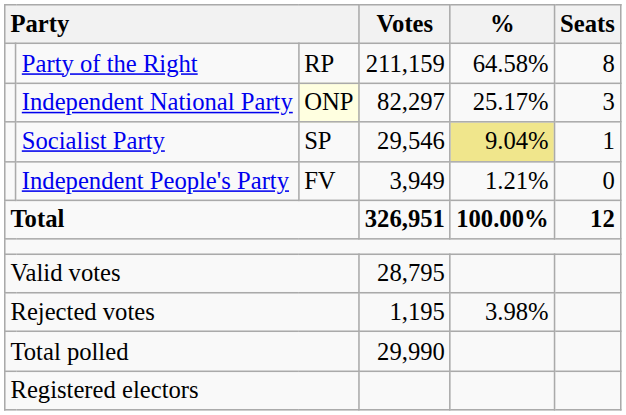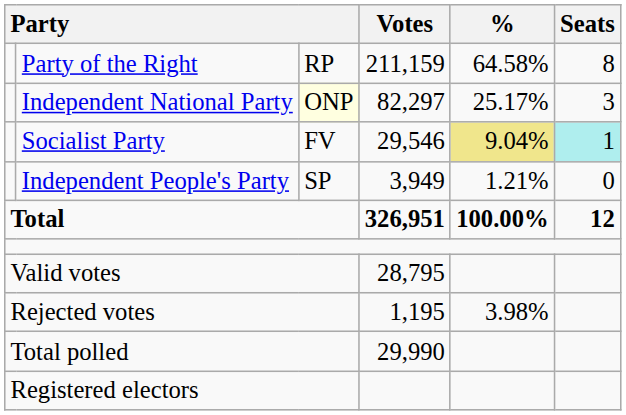(318, 141) SP -> (320, 141) FV
(609, 141) no background -> (609, 141) paleturquoise background
(320, 180) FV -> (318, 180) SP
